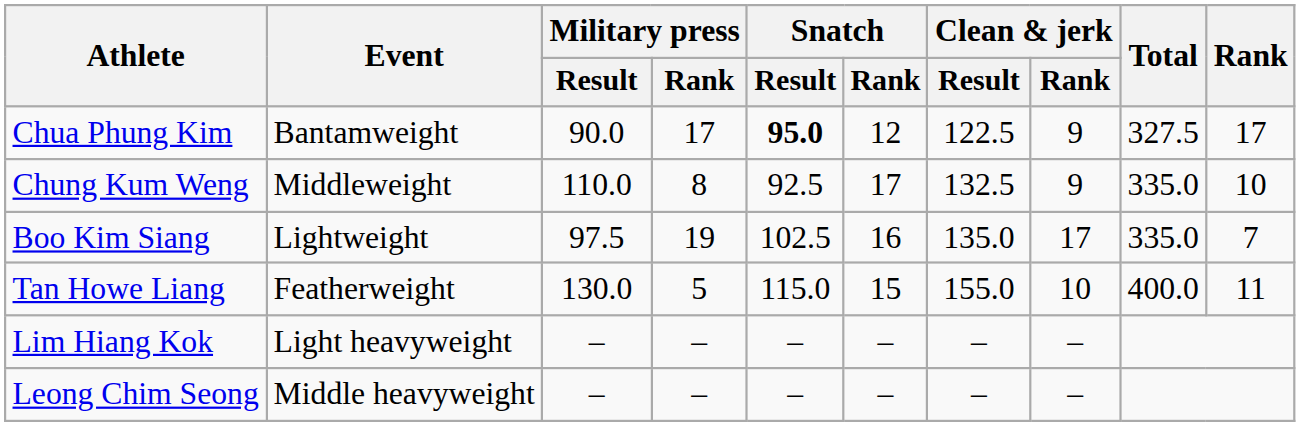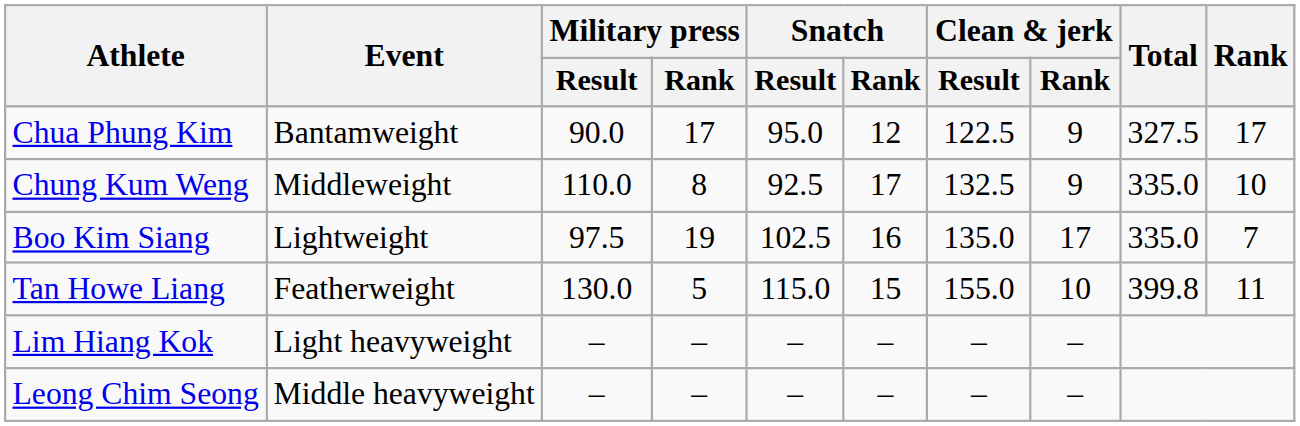(795, 132) bold -> (795, 132) normal
(1163, 289) 400.0 -> (1163, 289) 399.8
